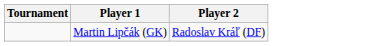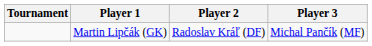+ column: (317, 13)
